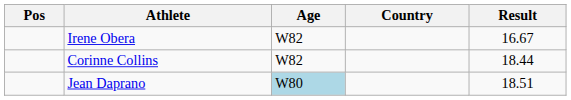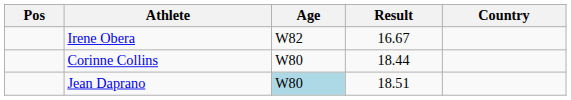columns swapped: (407, 15) <-> (518, 15)
(289, 60) W82 -> (289, 60) W80
